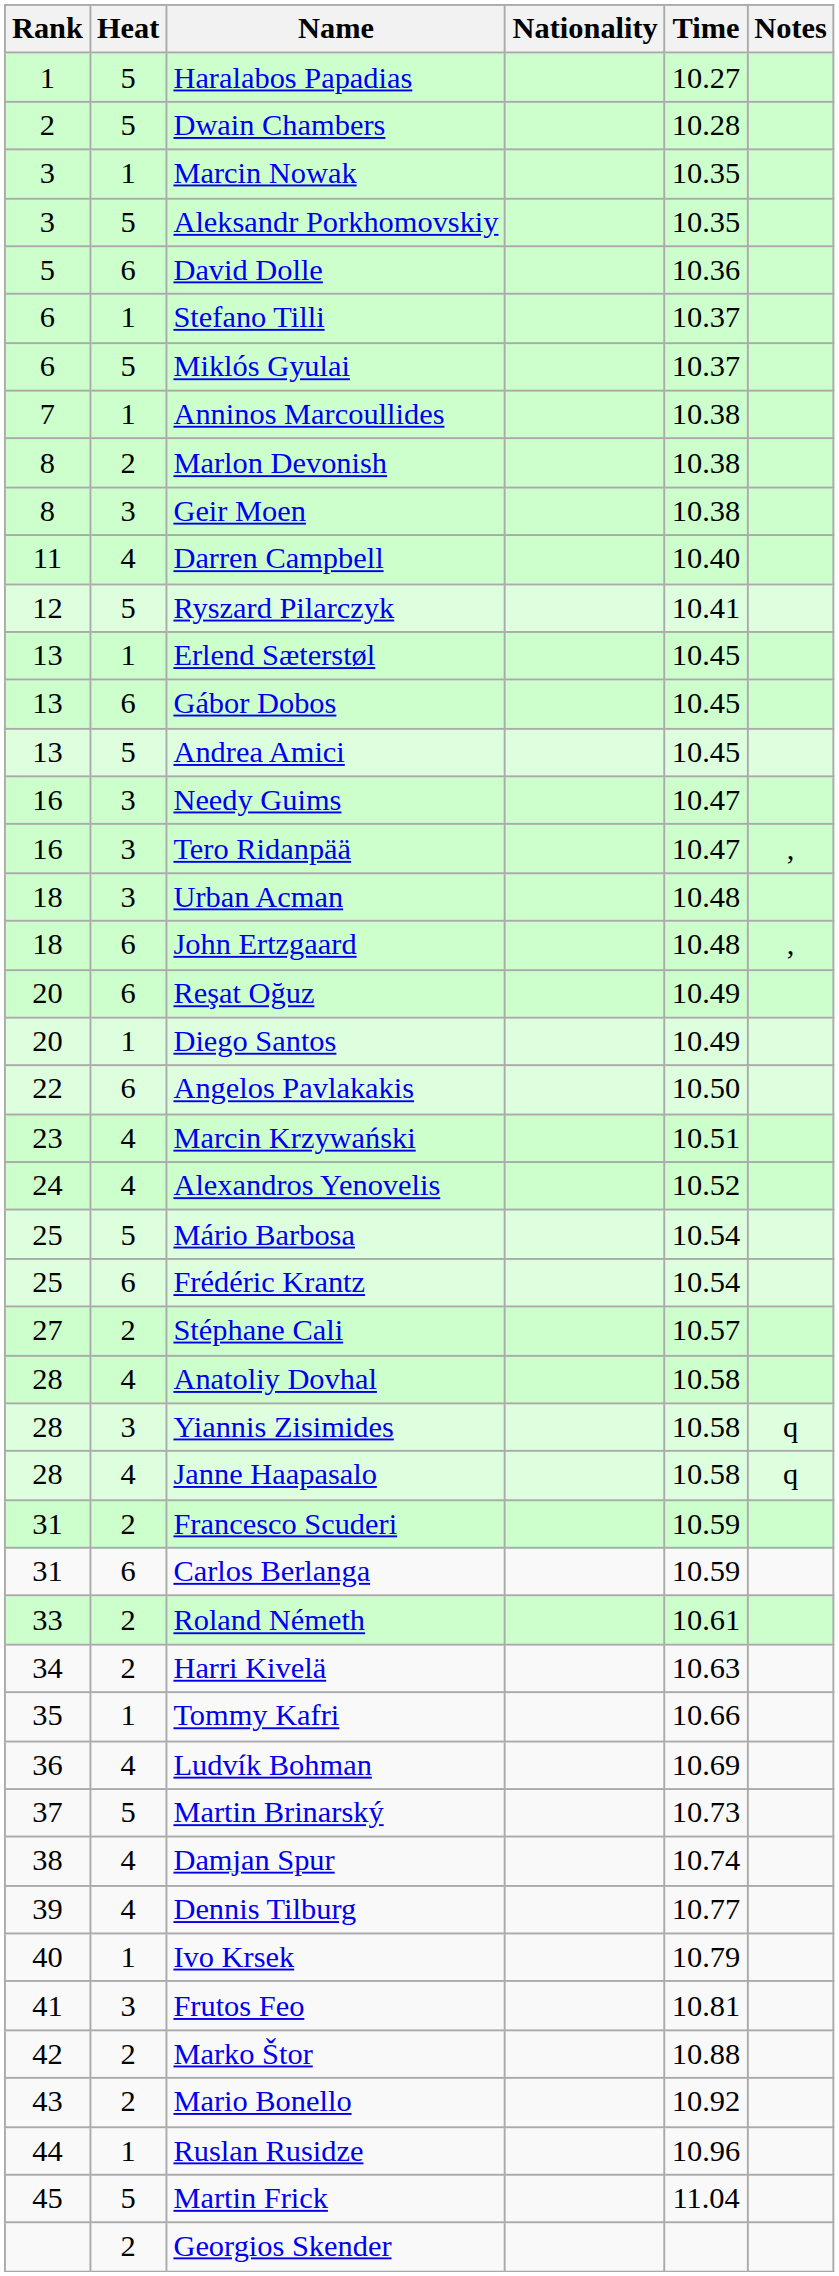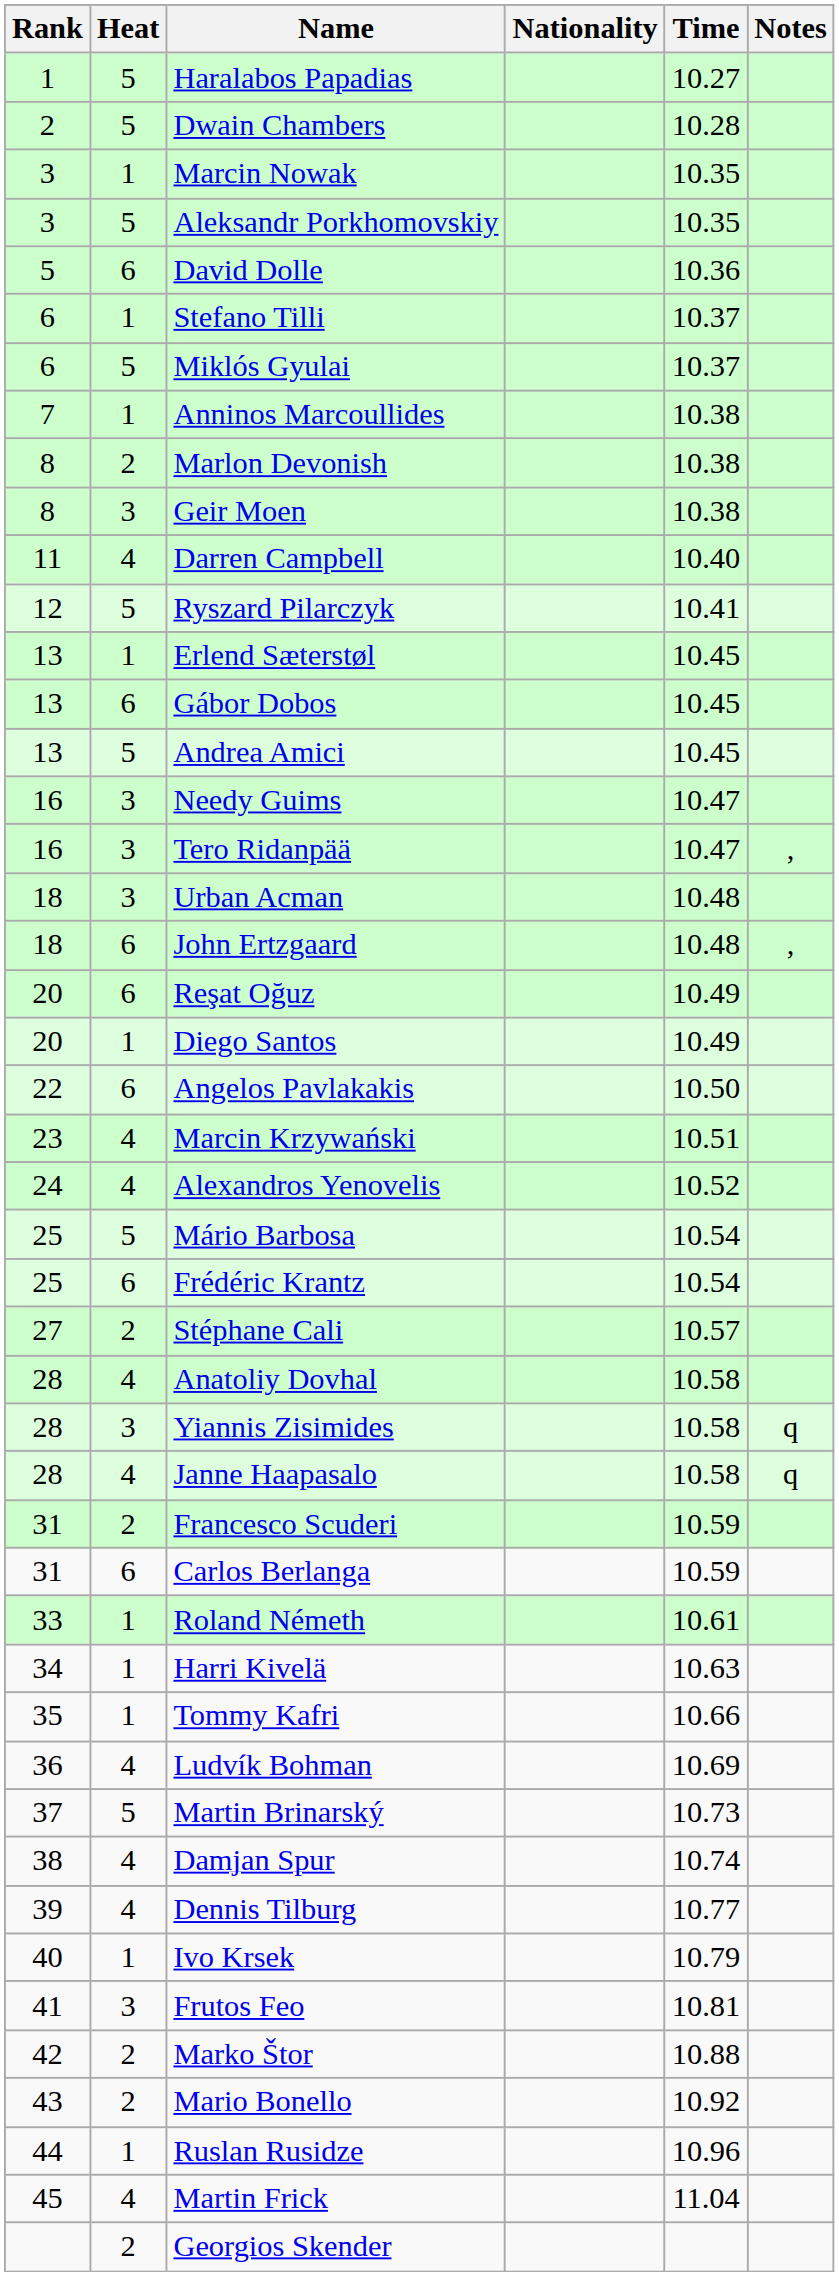(128, 1619) 2 -> (128, 1619) 1
(128, 1667) 2 -> (128, 1667) 1
(128, 2198) 5 -> (128, 2198) 4
